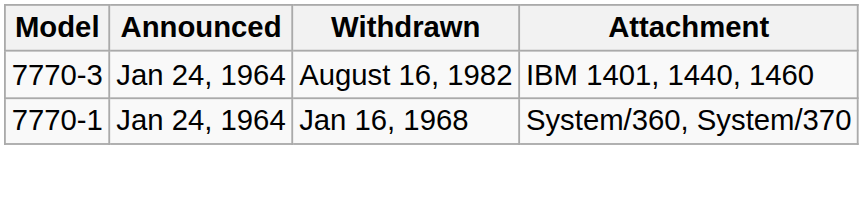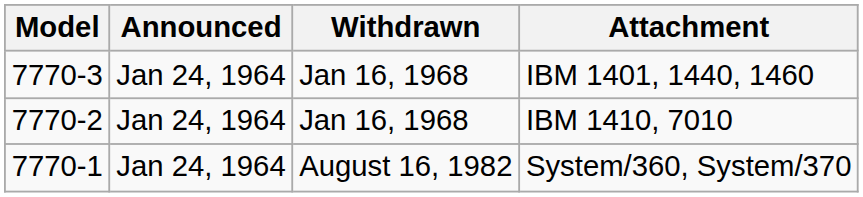(406, 74) August 16, 1982 -> (384, 74) Jan 16, 1968
+ row: (629, 120)
(384, 120) Jan 16, 1968 -> (406, 167) August 16, 1982
